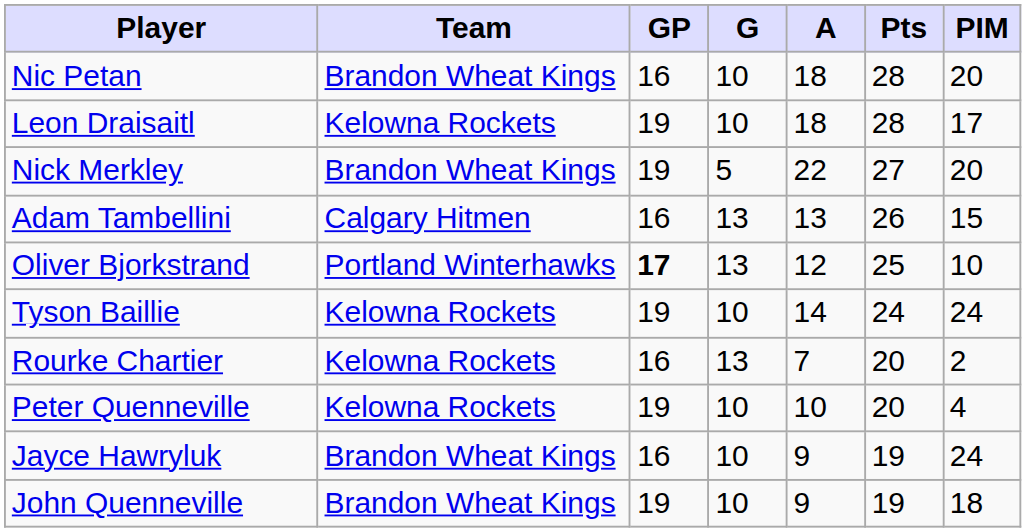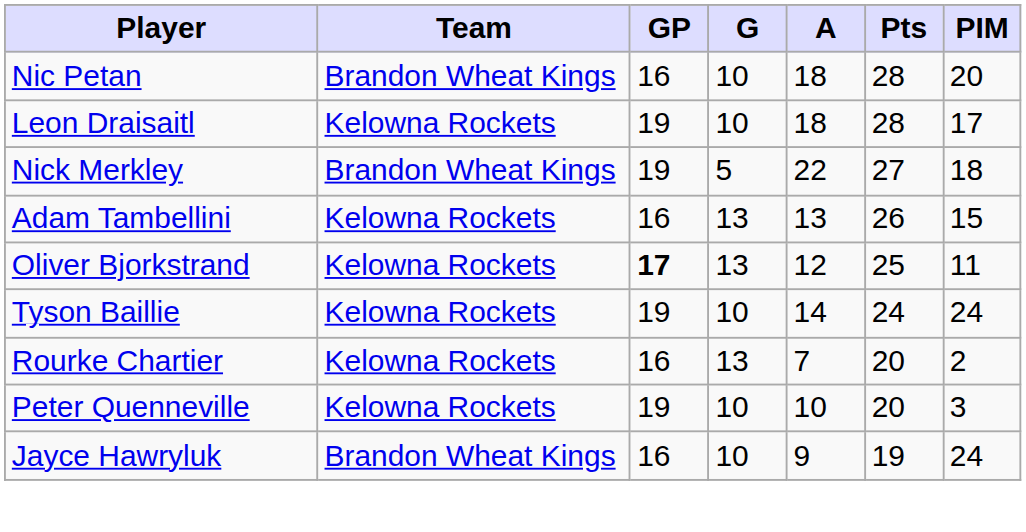(967, 170) 20 -> (967, 170) 18
(428, 218) Calgary Hitmen -> (440, 218) Kelowna Rockets
(470, 265) Portland Winterhawks -> (440, 265) Kelowna Rockets
(967, 265) 10 -> (965, 265) 11
(958, 407) 4 -> (958, 407) 3
- row: (127, 502)
